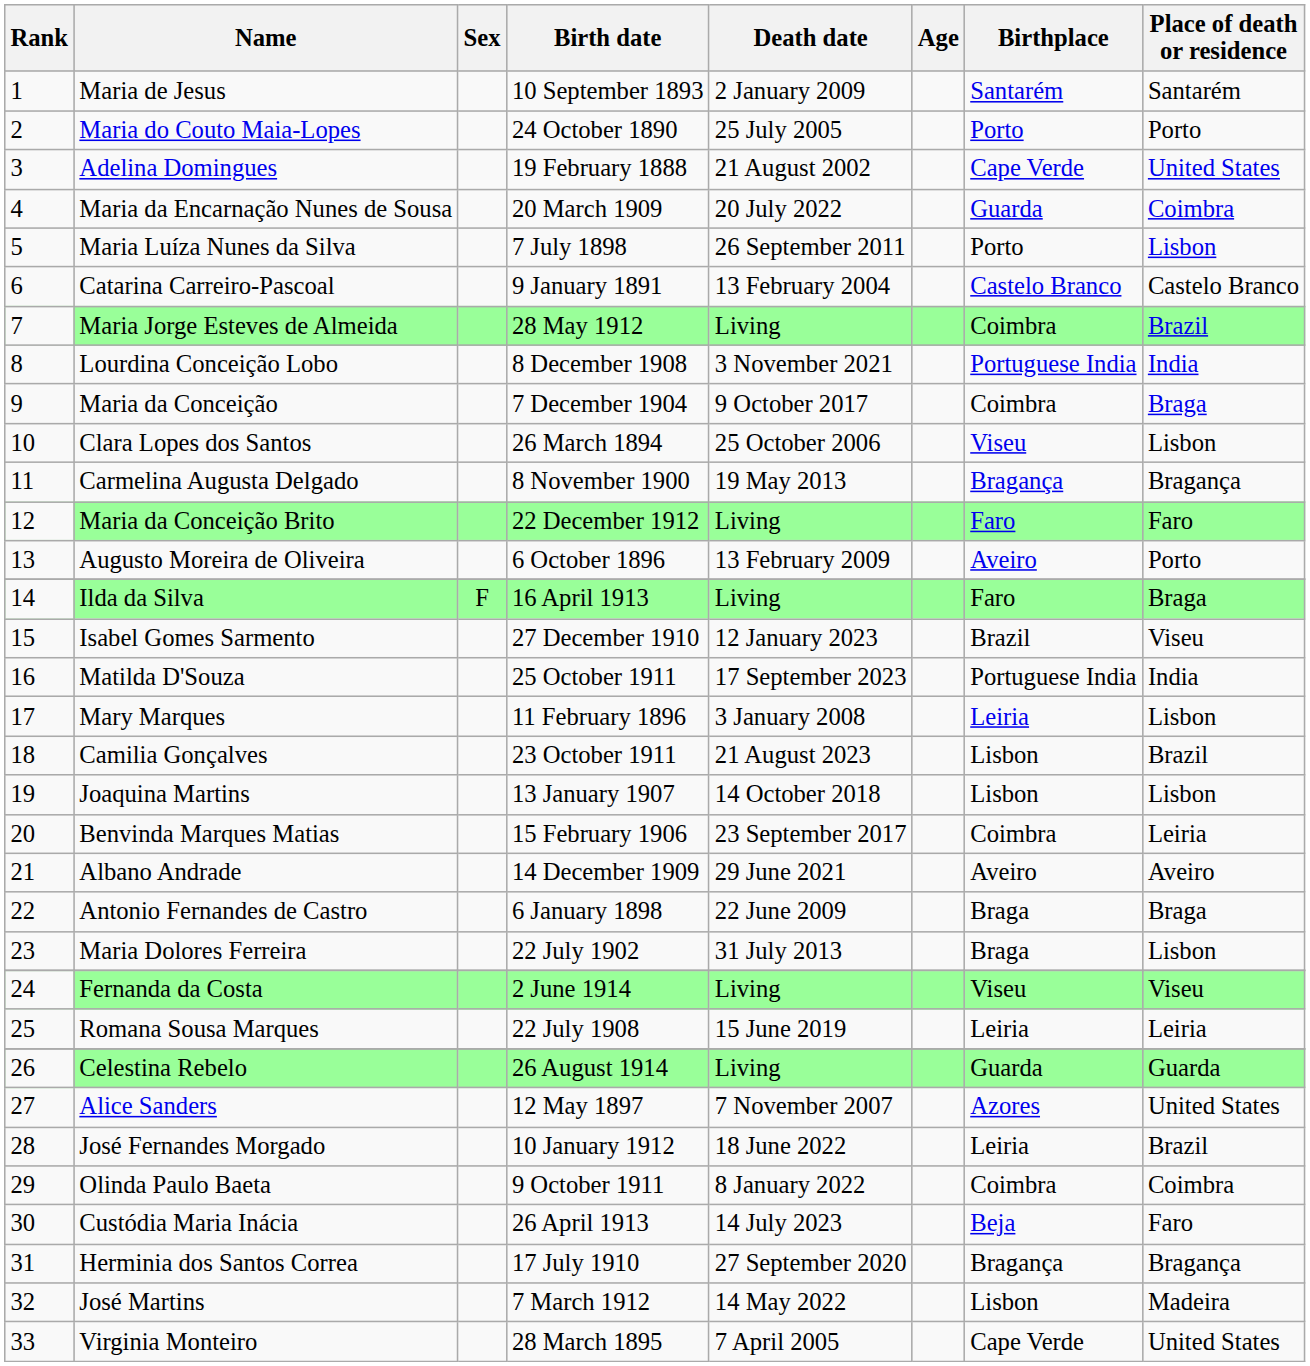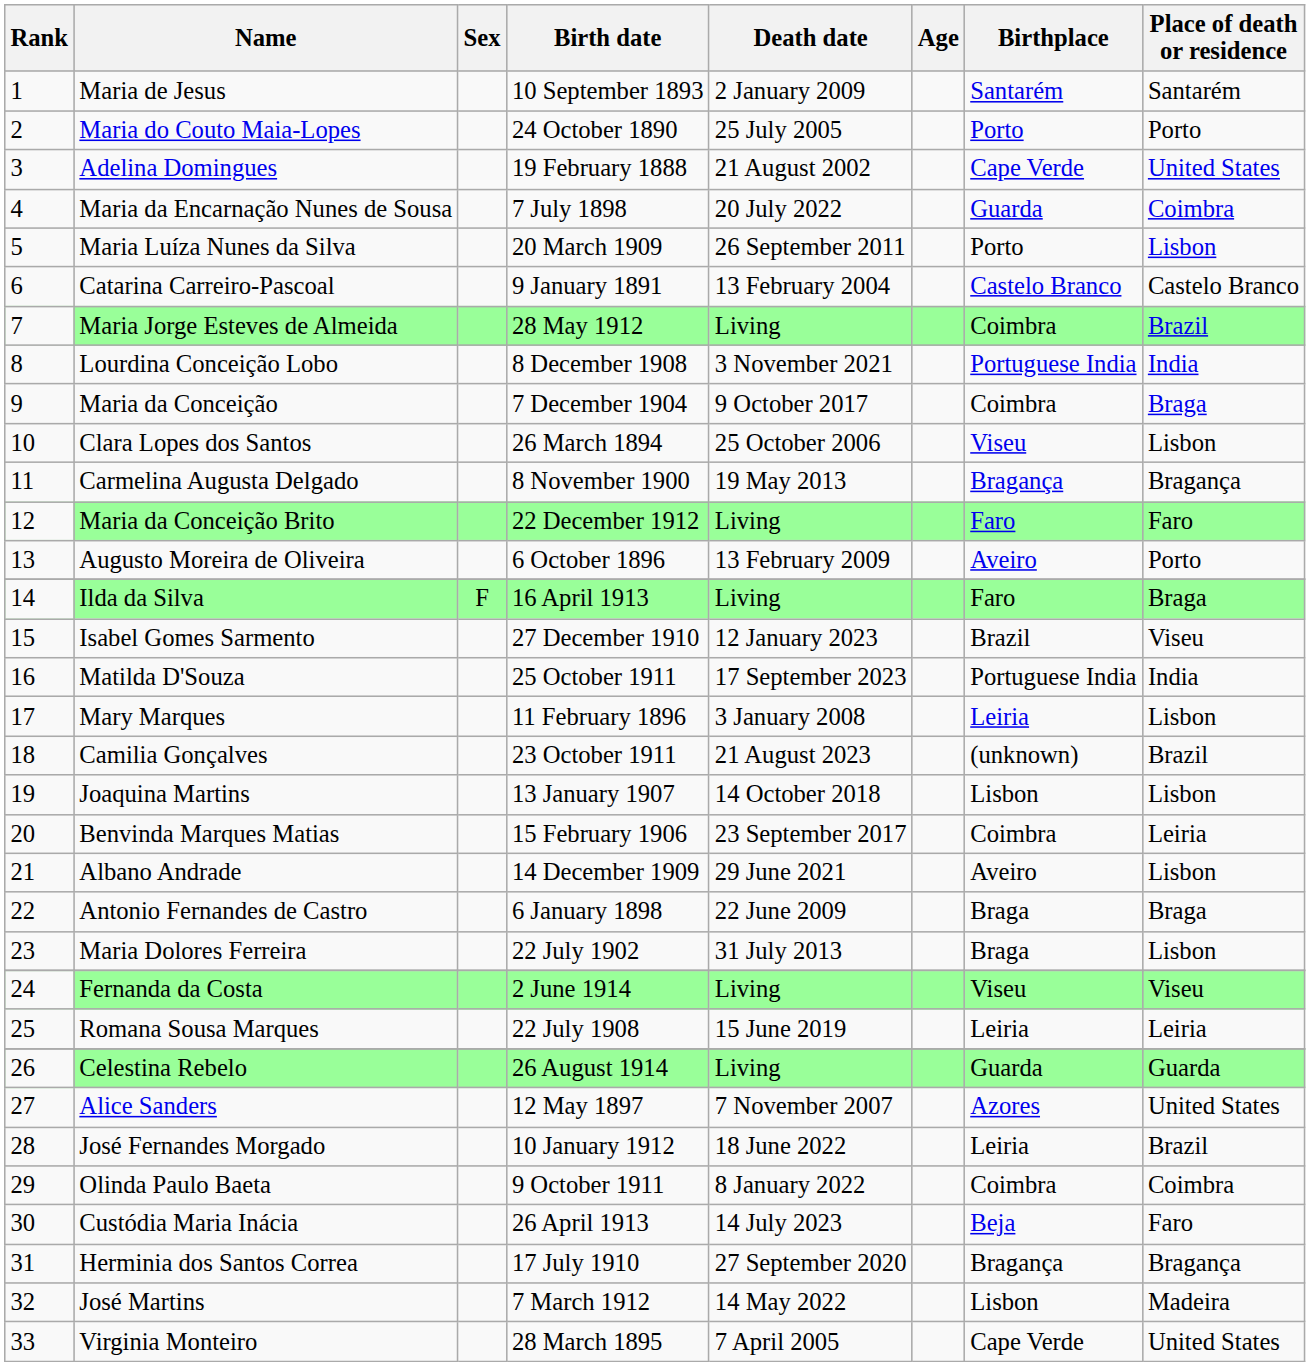(587, 208) 20 March 1909 -> (569, 208) 7 July 1898
(569, 247) 7 July 1898 -> (587, 247) 20 March 1909
(1004, 755) Lisbon -> (1024, 755) (unknown)
(1181, 872) Aveiro -> (1182, 872) Lisbon
